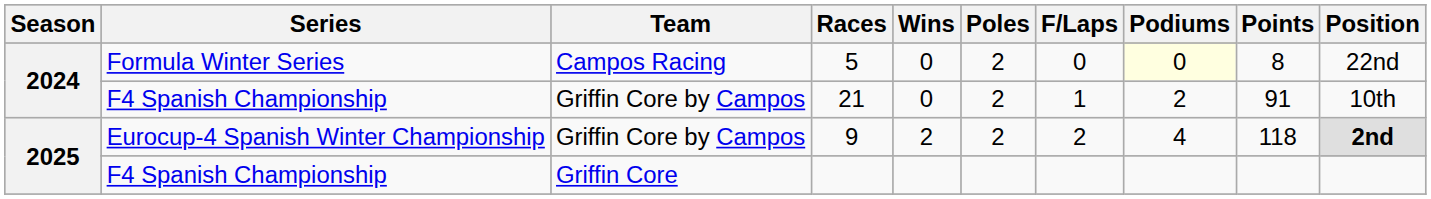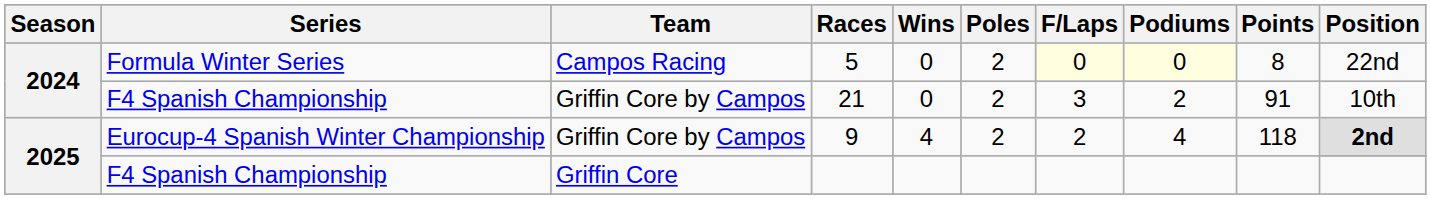(1080, 62) no background -> (1080, 62) lightyellow background
(1080, 100) 1 -> (1080, 100) 3
(926, 137) 2 -> (926, 137) 4
